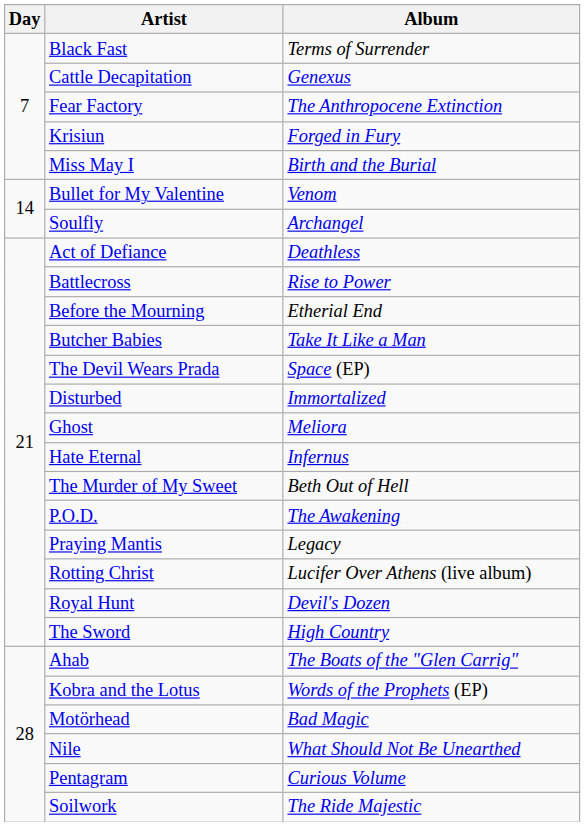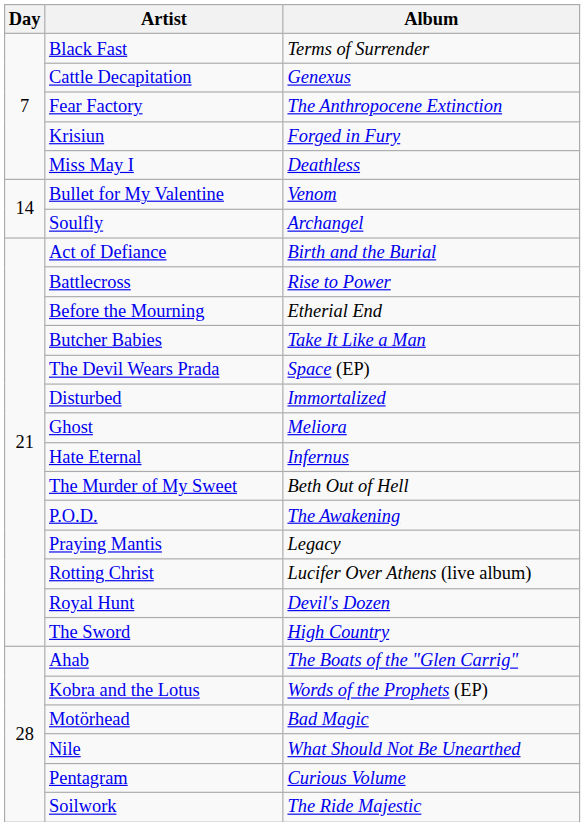(362, 164) Birth and the Burial -> (324, 164) Deathless
(324, 252) Deathless -> (362, 252) Birth and the Burial
